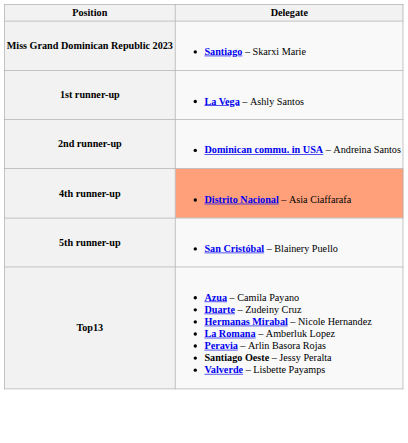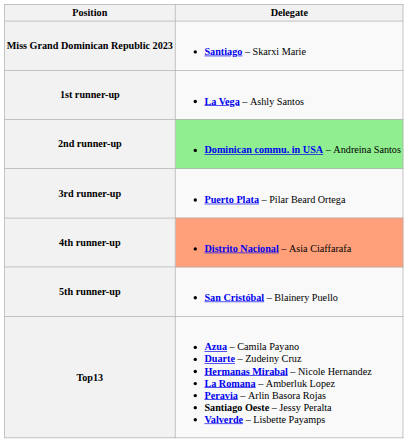(289, 150) no background -> (289, 150) lightgreen background
+ row: (90, 193)
